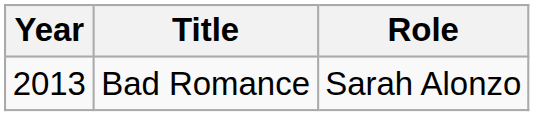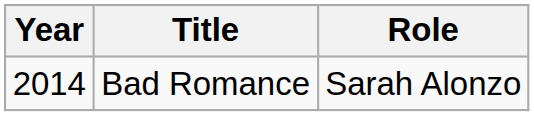(49, 82) 2013 -> (49, 82) 2014
